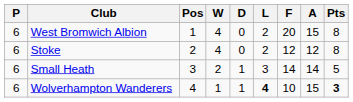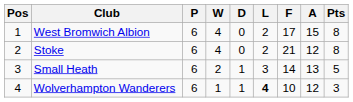columns swapped: (193, 13) <-> (16, 13)
(289, 32) 20 -> (289, 32) 17
(289, 50) 12 -> (289, 50) 21
(313, 69) 14 -> (313, 69) 13
(313, 87) 15 -> (313, 87) 12
(336, 87) bold -> (336, 87) normal
